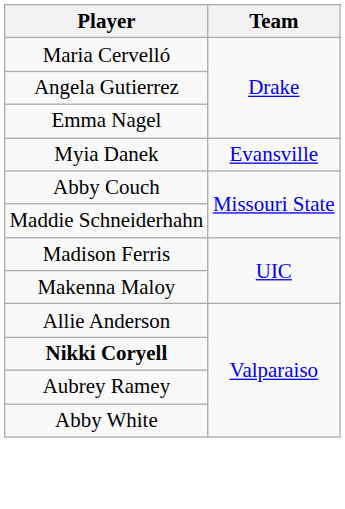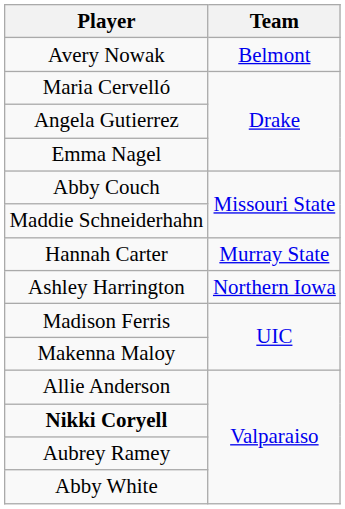+ row: (106, 54)
- row: (106, 154)
+ row: (106, 253)
+ row: (106, 287)
